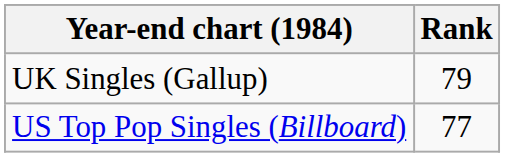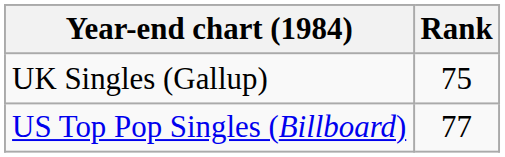(457, 77) 79 -> (457, 77) 75
